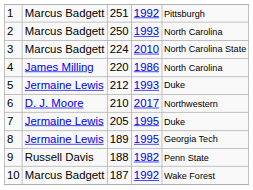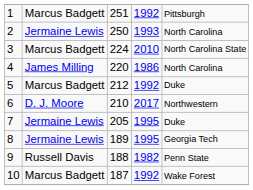(65, 31) Marcus Badgett -> (64, 31) Jermaine Lewis
(64, 85) Jermaine Lewis -> (65, 85) Marcus Badgett
(146, 85) 1993 -> (146, 85) 1992
